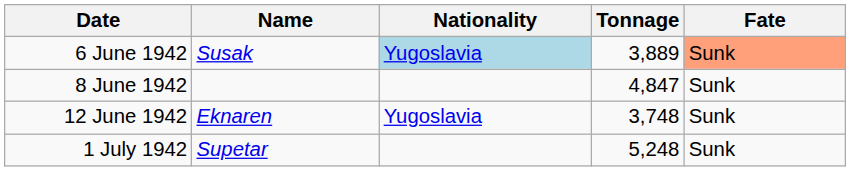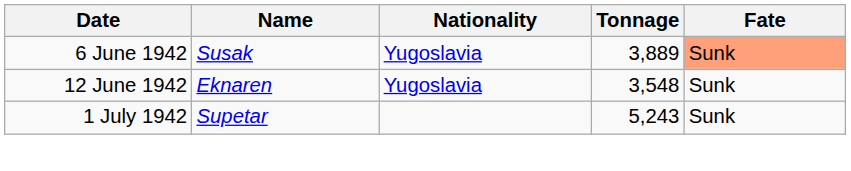(433, 52) lightblue background -> (433, 52) no background
- row: (131, 85)
(654, 117) 3,748 -> (654, 85) 3,548
(654, 149) 5,248 -> (654, 117) 5,243
